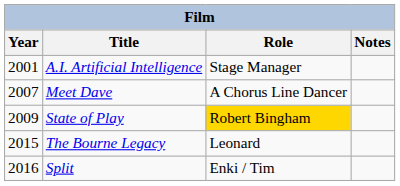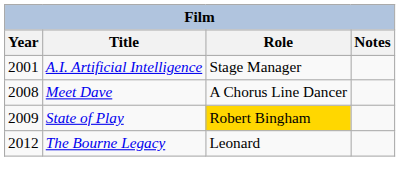(23, 93) 2007 -> (23, 93) 2008
(23, 143) 2015 -> (23, 143) 2012
- row: (60, 168)
